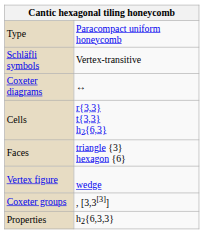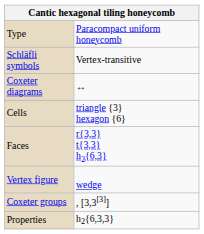(91, 120) r{3,3} t{3,3} h2{6,3} -> (101, 113) triangle {3} hexagon {6}
(101, 153) triangle {3} hexagon {6} -> (91, 146) r{3,3} t{3,3} h2{6,3}
